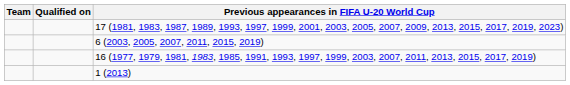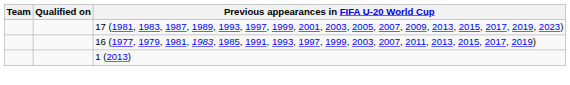- row: (179, 42)
